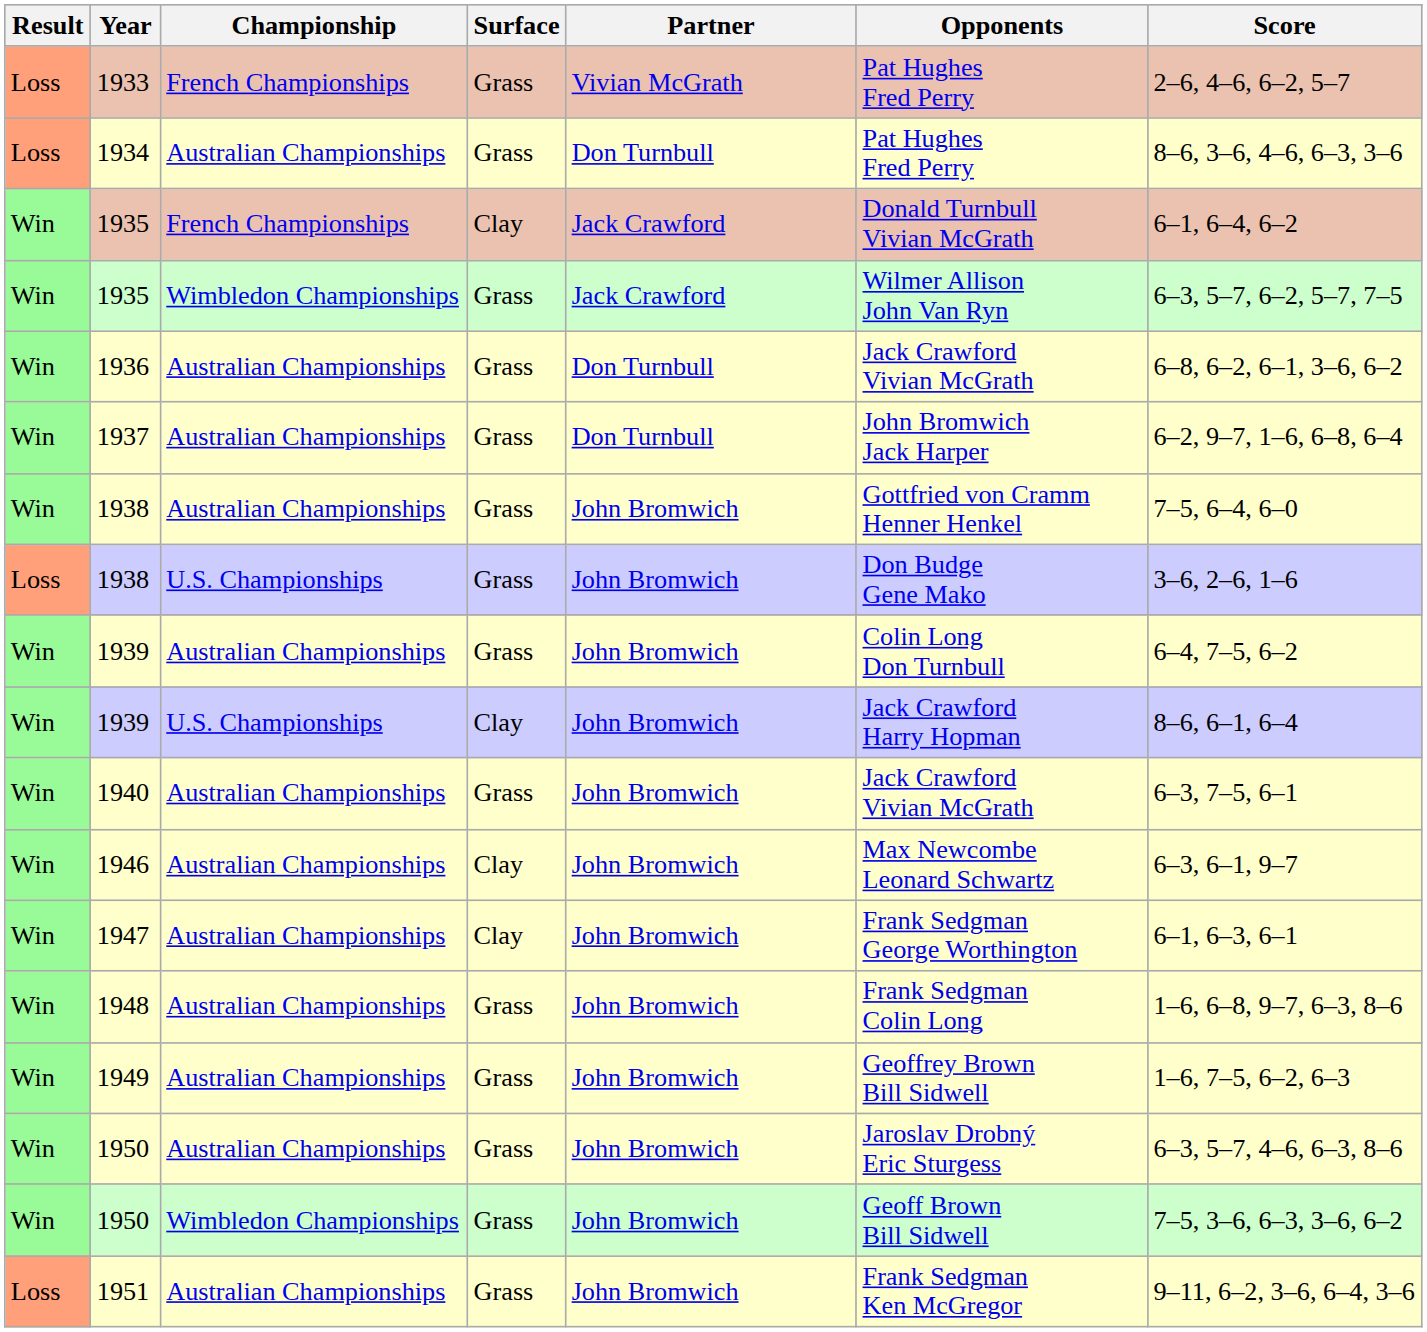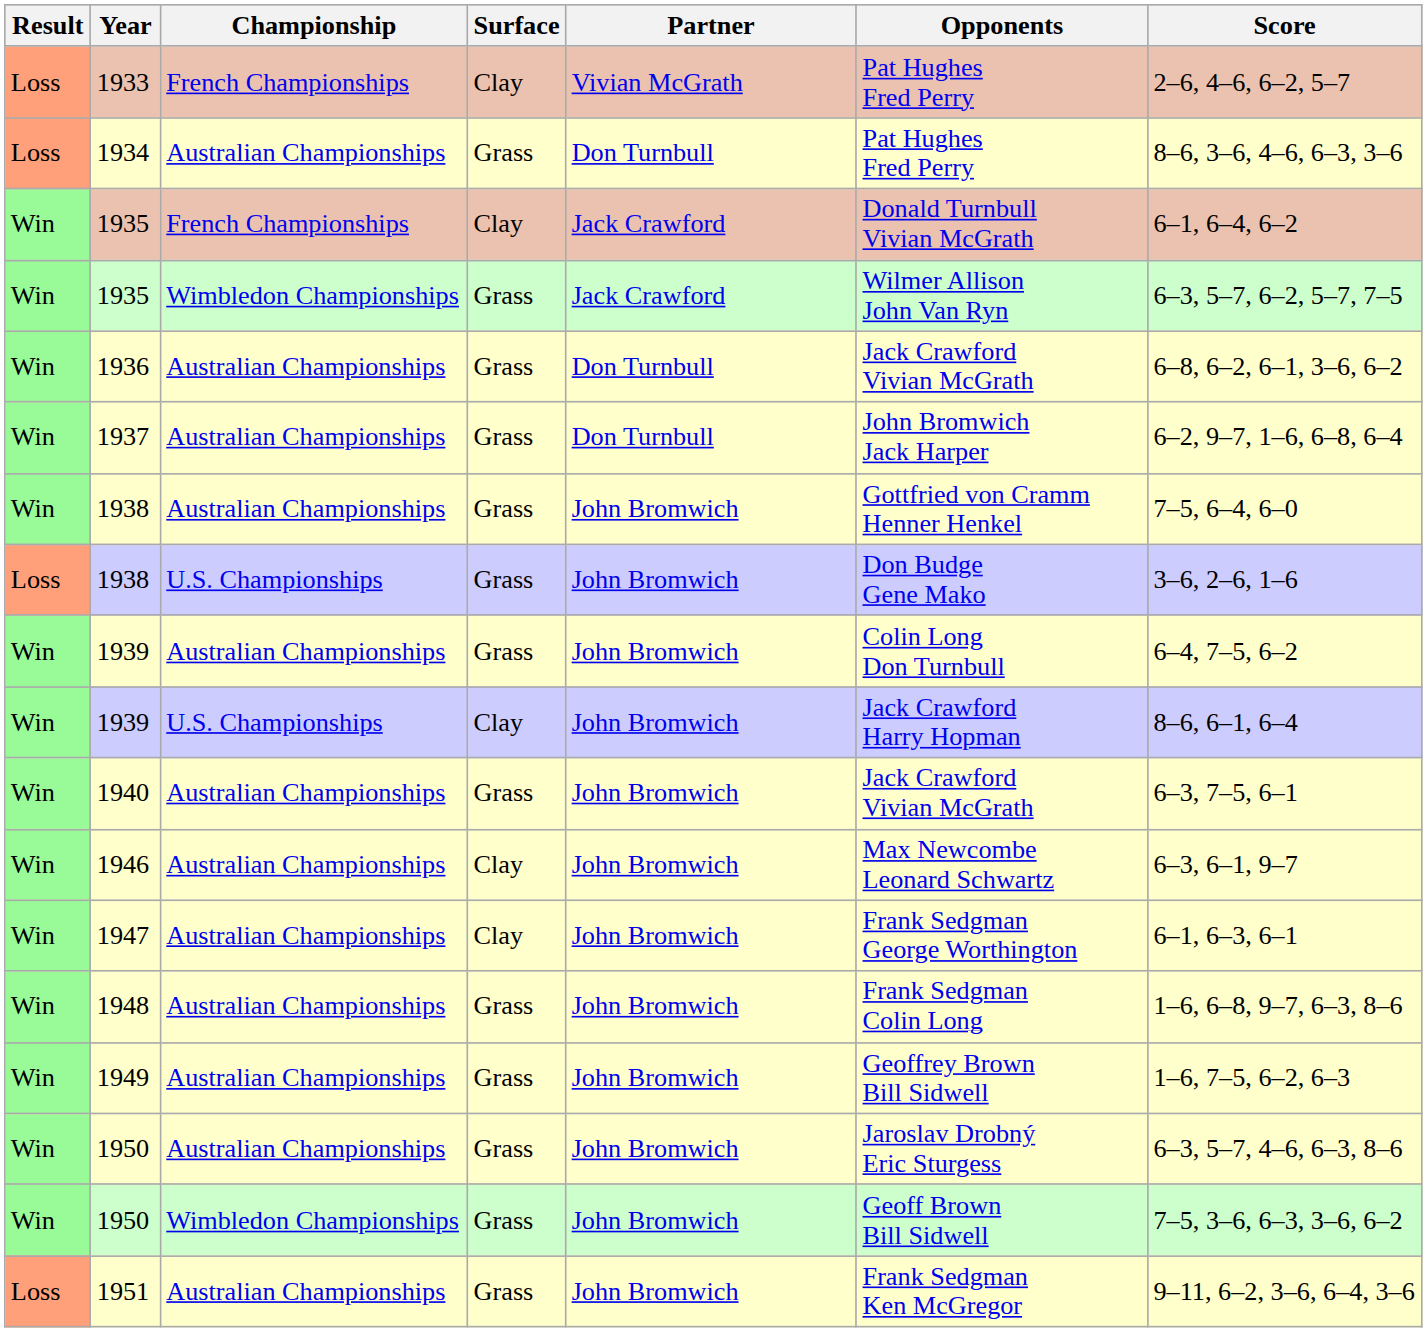(503, 81) Grass -> (498, 81) Clay
